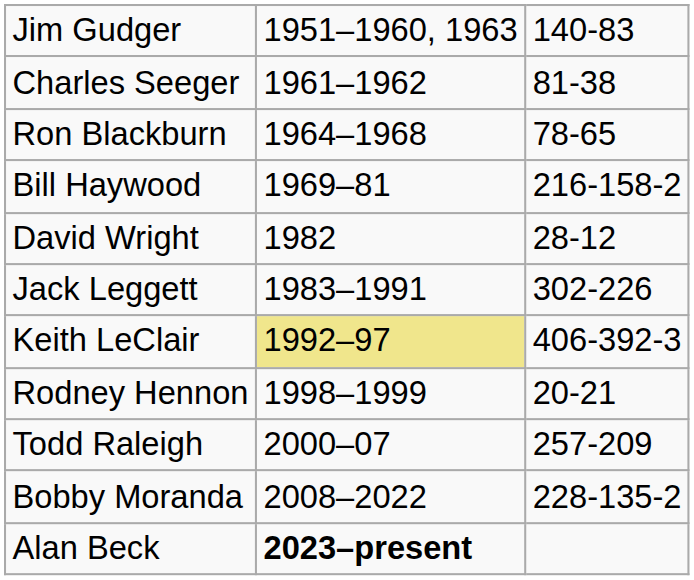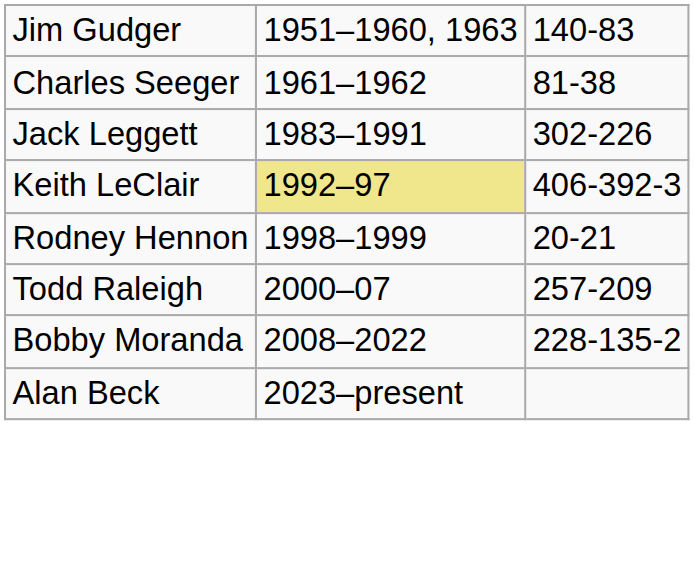- row: (120, 133)
- row: (107, 185)
- row: (106, 237)
(368, 548) bold -> (363, 392) normal
